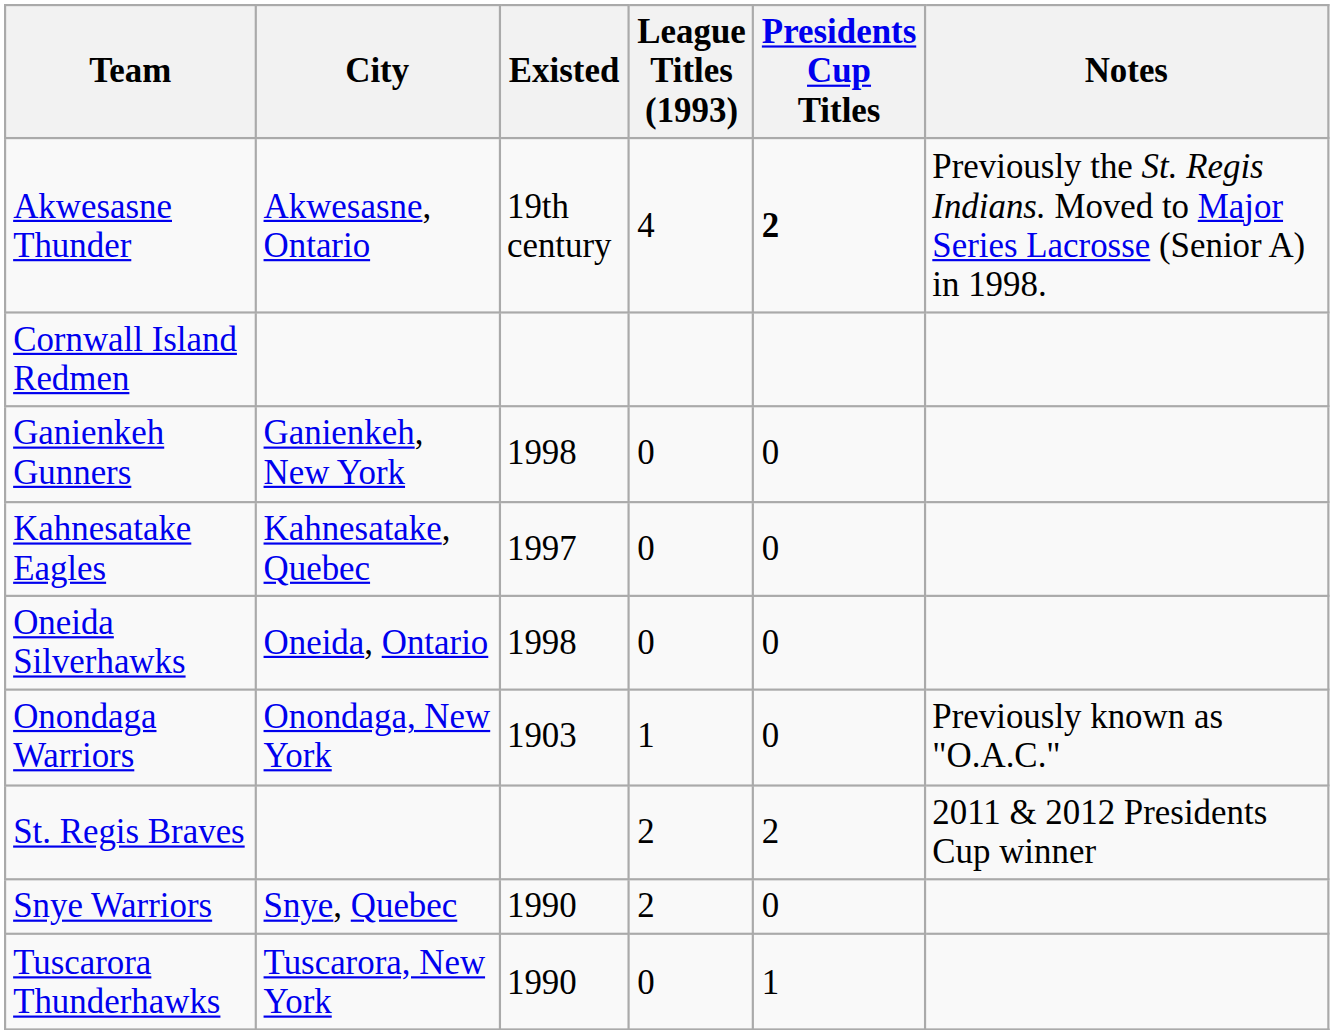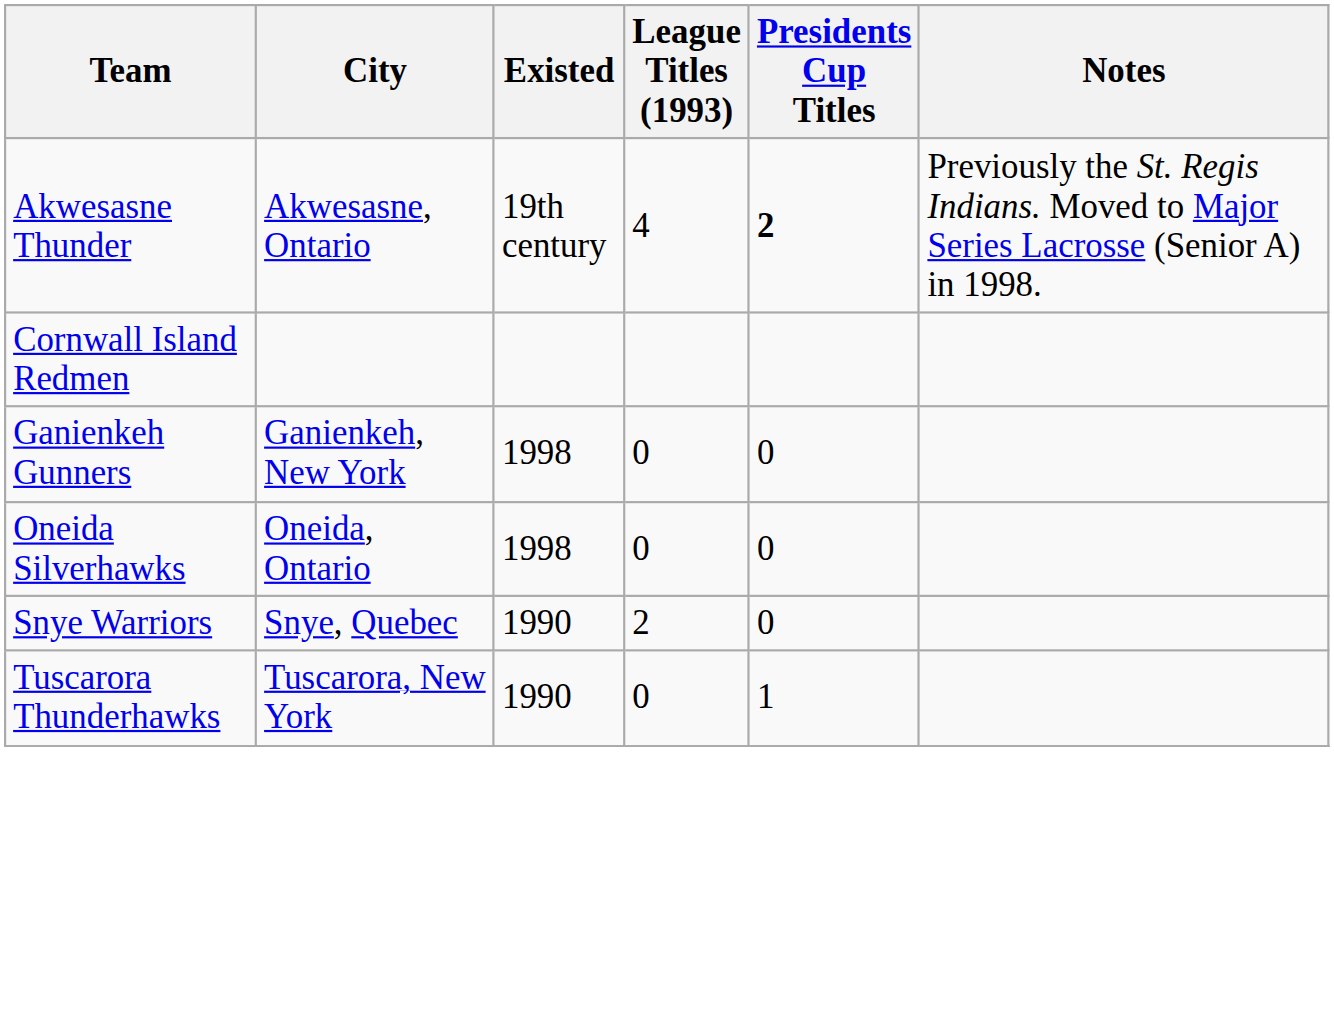- row: (102, 547)
- row: (85, 736)
- row: (129, 831)
